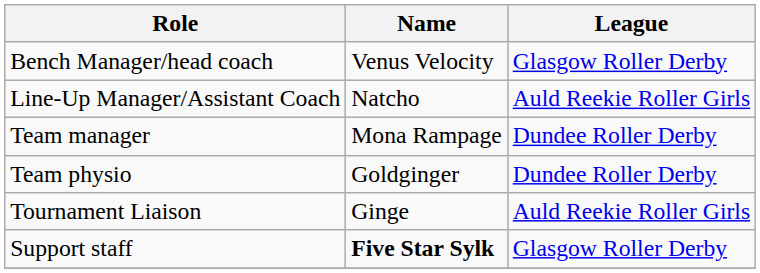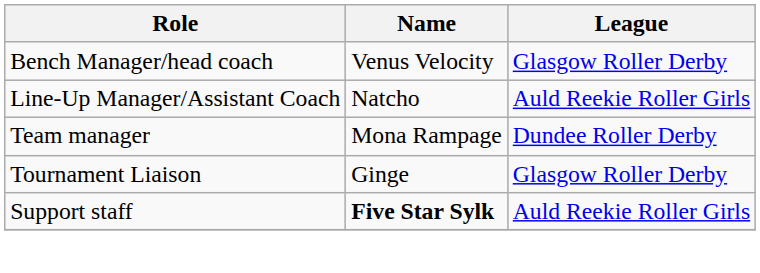- row: (71, 173)
(631, 211) Auld Reekie Roller Girls -> (620, 173) Glasgow Roller Derby
(620, 248) Glasgow Roller Derby -> (631, 211) Auld Reekie Roller Girls
